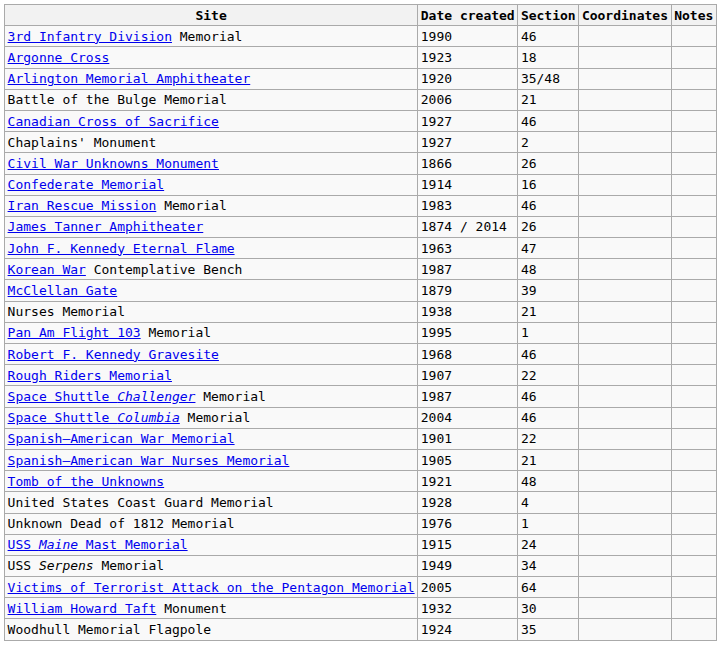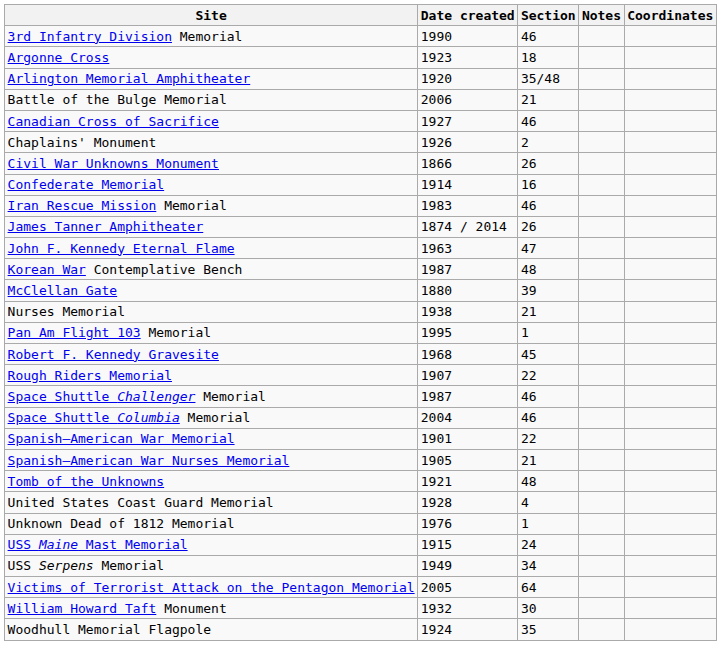columns swapped: (625, 15) <-> (694, 15)
(436, 142) 1927 -> (436, 142) 1926
(436, 291) 1879 -> (436, 291) 1880
(529, 354) 46 -> (529, 354) 45
